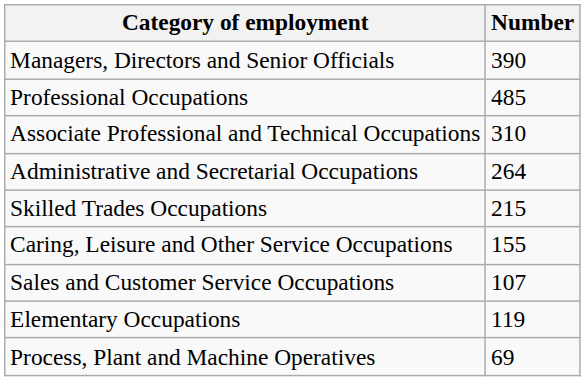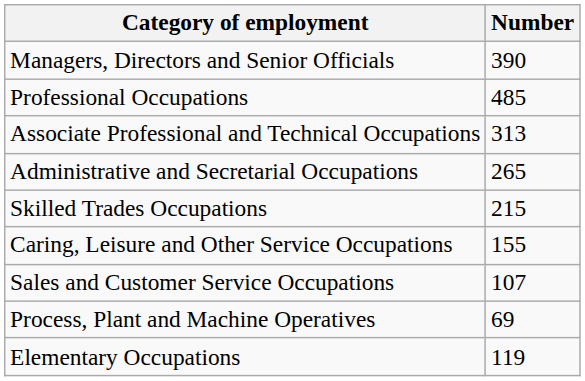(509, 134) 310 -> (509, 134) 313
(509, 171) 264 -> (509, 171) 265
rows swapped: (193, 356) <-> (125, 319)
